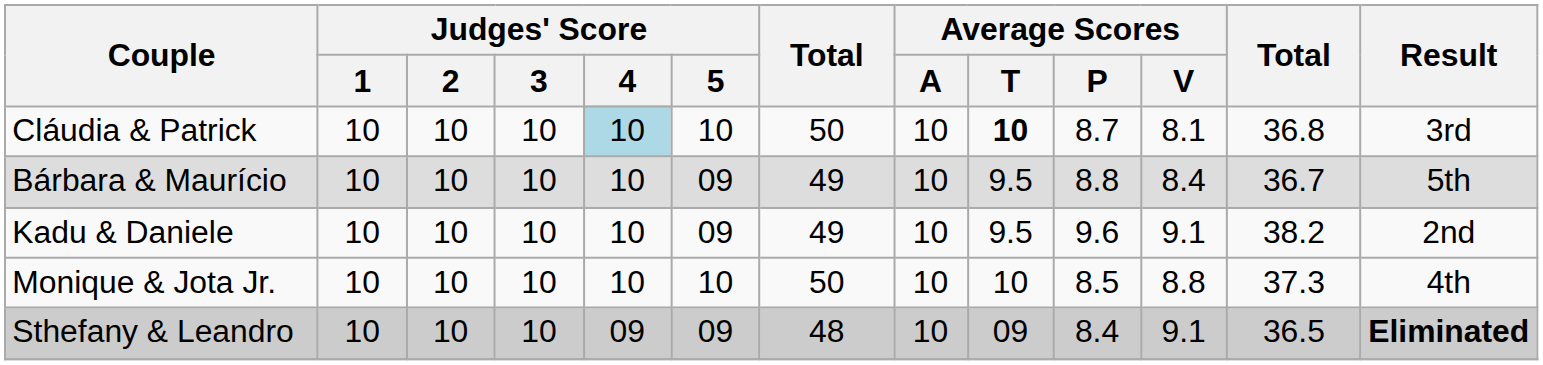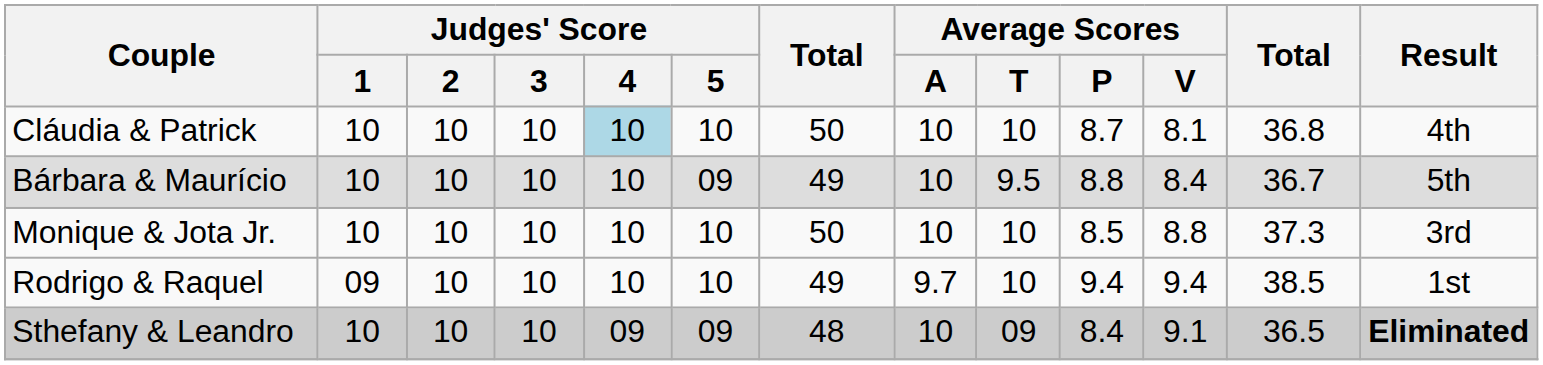(1011, 130) bold -> (1019, 130) normal
(1449, 130) 3rd -> (1449, 130) 4th
- row: (123, 231)
(1449, 282) 4th -> (1449, 231) 3rd
+ row: (138, 282)
